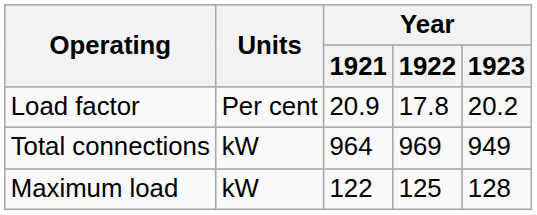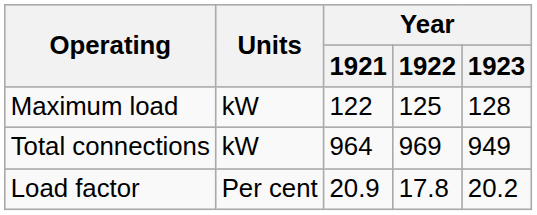rows swapped: (94, 188) <-> (75, 106)
